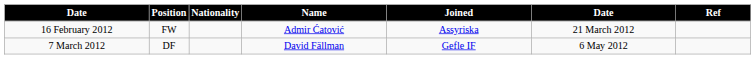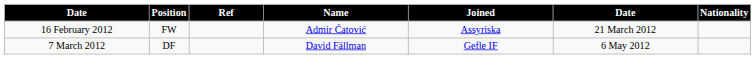columns swapped: (215, 13) <-> (713, 13)
